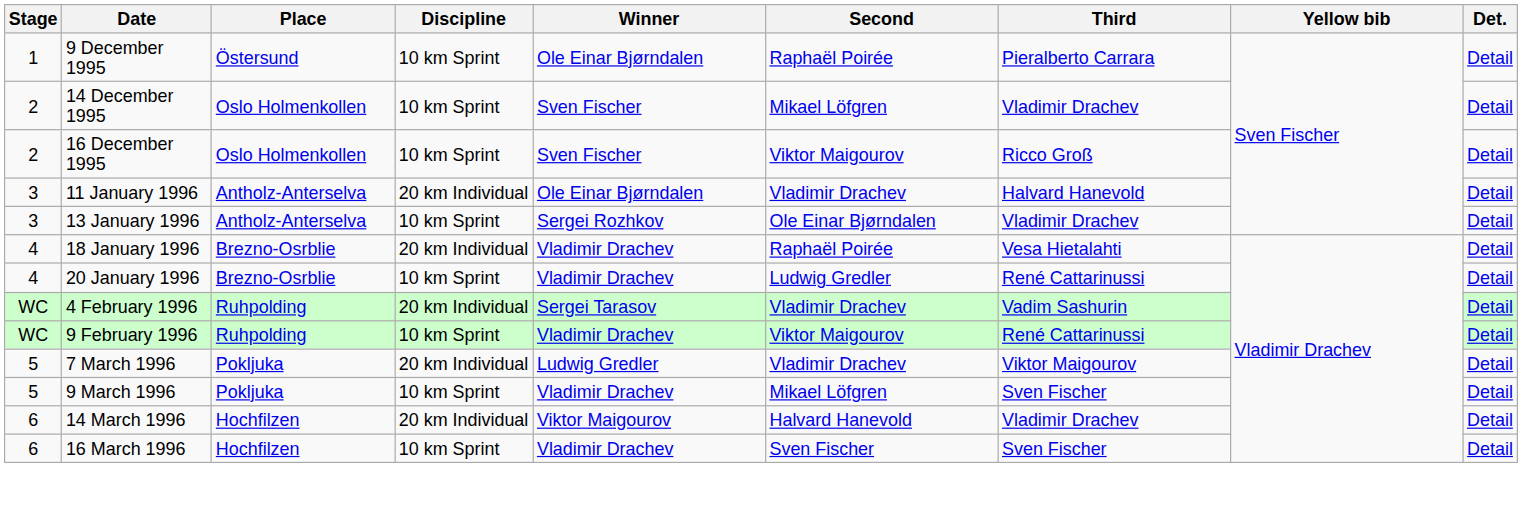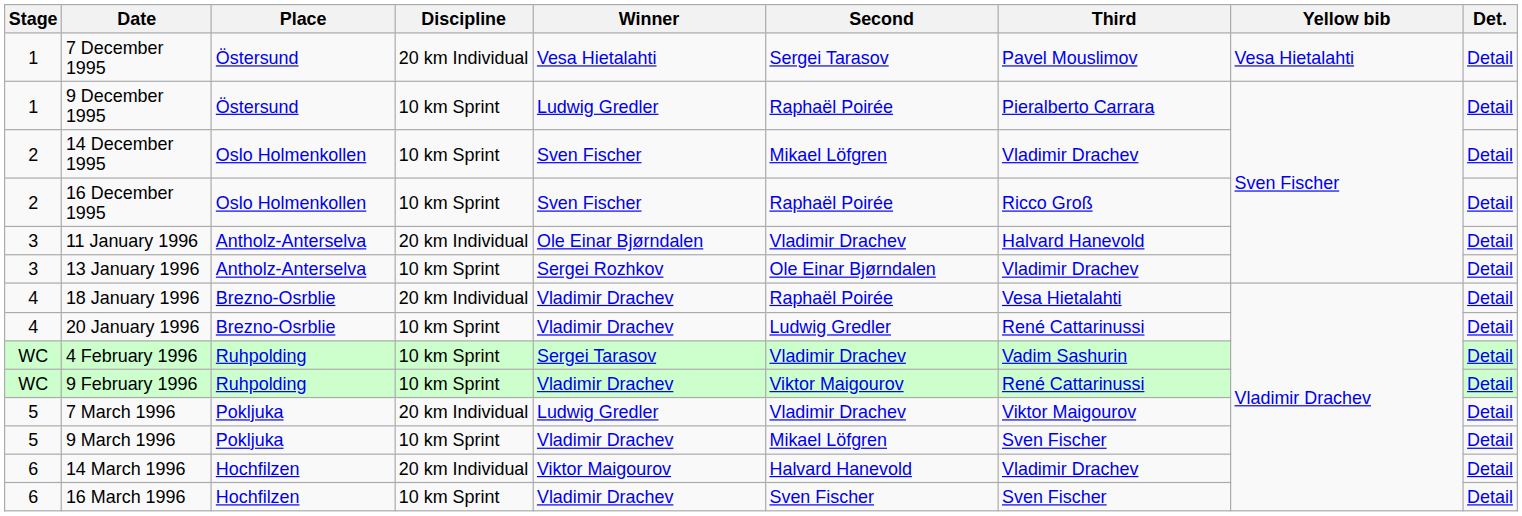+ row: (115, 57)
(620, 57) Ole Einar Bjørndalen -> (598, 106) Ludwig Gredler
(837, 154) Viktor Maigourov -> (831, 203) Raphaël Poirée
(464, 306) 20 km Individual -> (449, 355) 10 km Sprint
